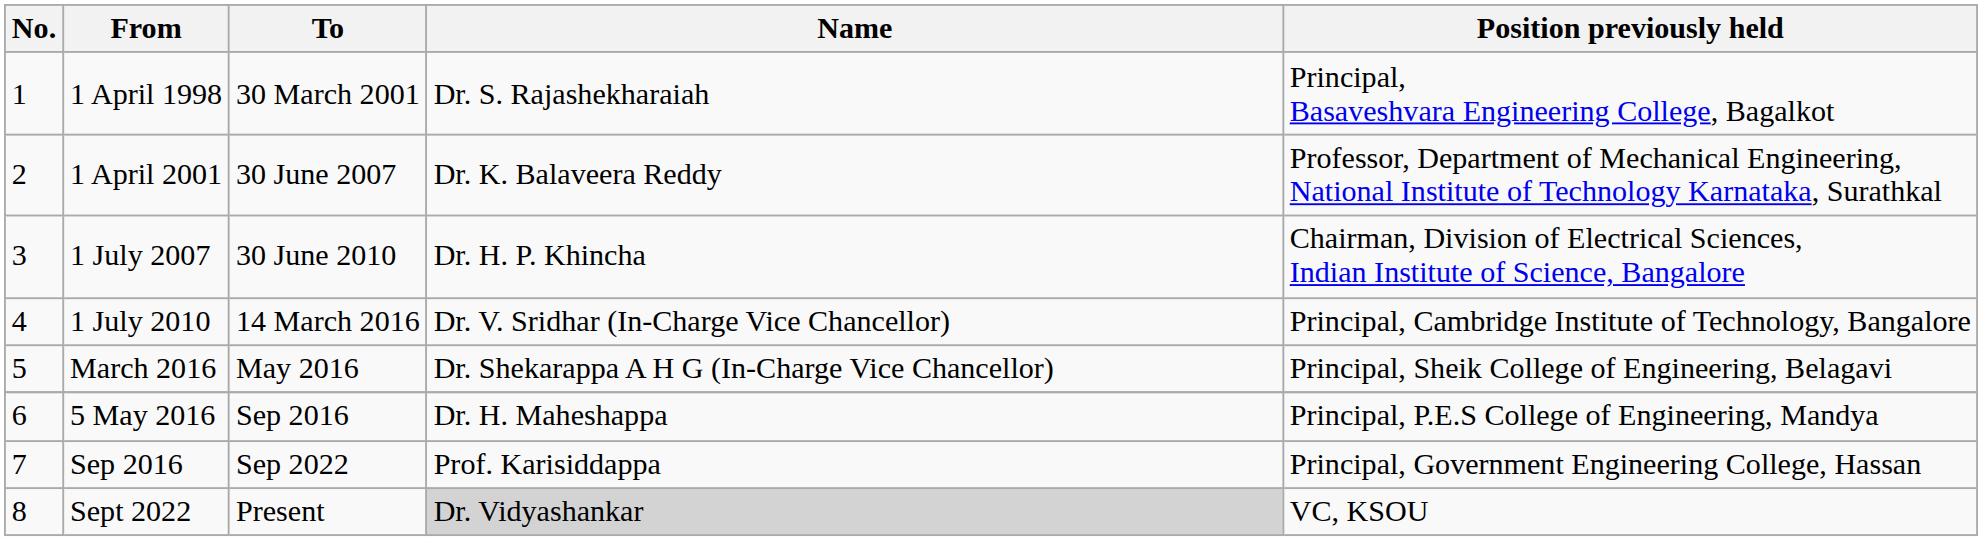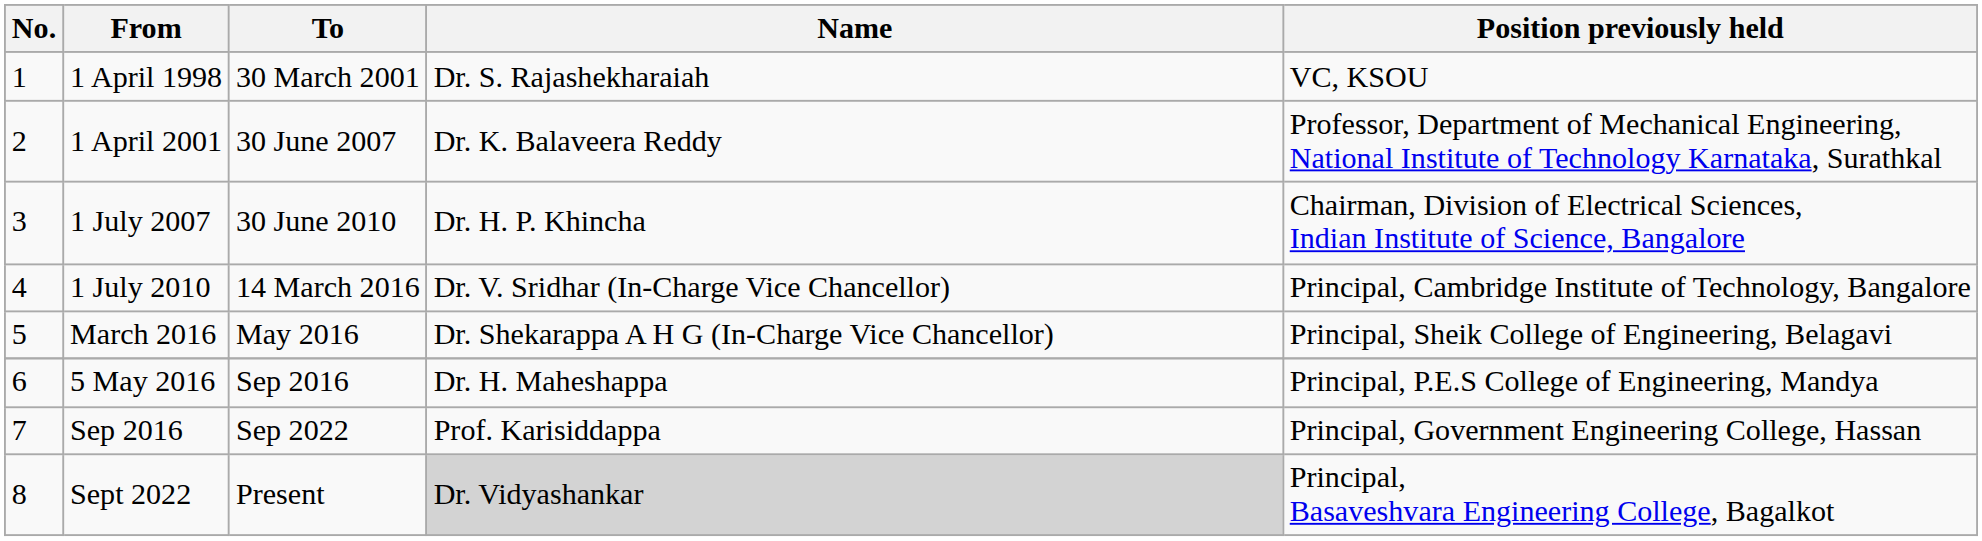(1562, 92) Principal, Basaveshvara Engineering College, Bagalkot -> (1359, 76) VC, KSOU
(1359, 511) VC, KSOU -> (1562, 494) Principal, Basaveshvara Engineering College, Bagalkot
